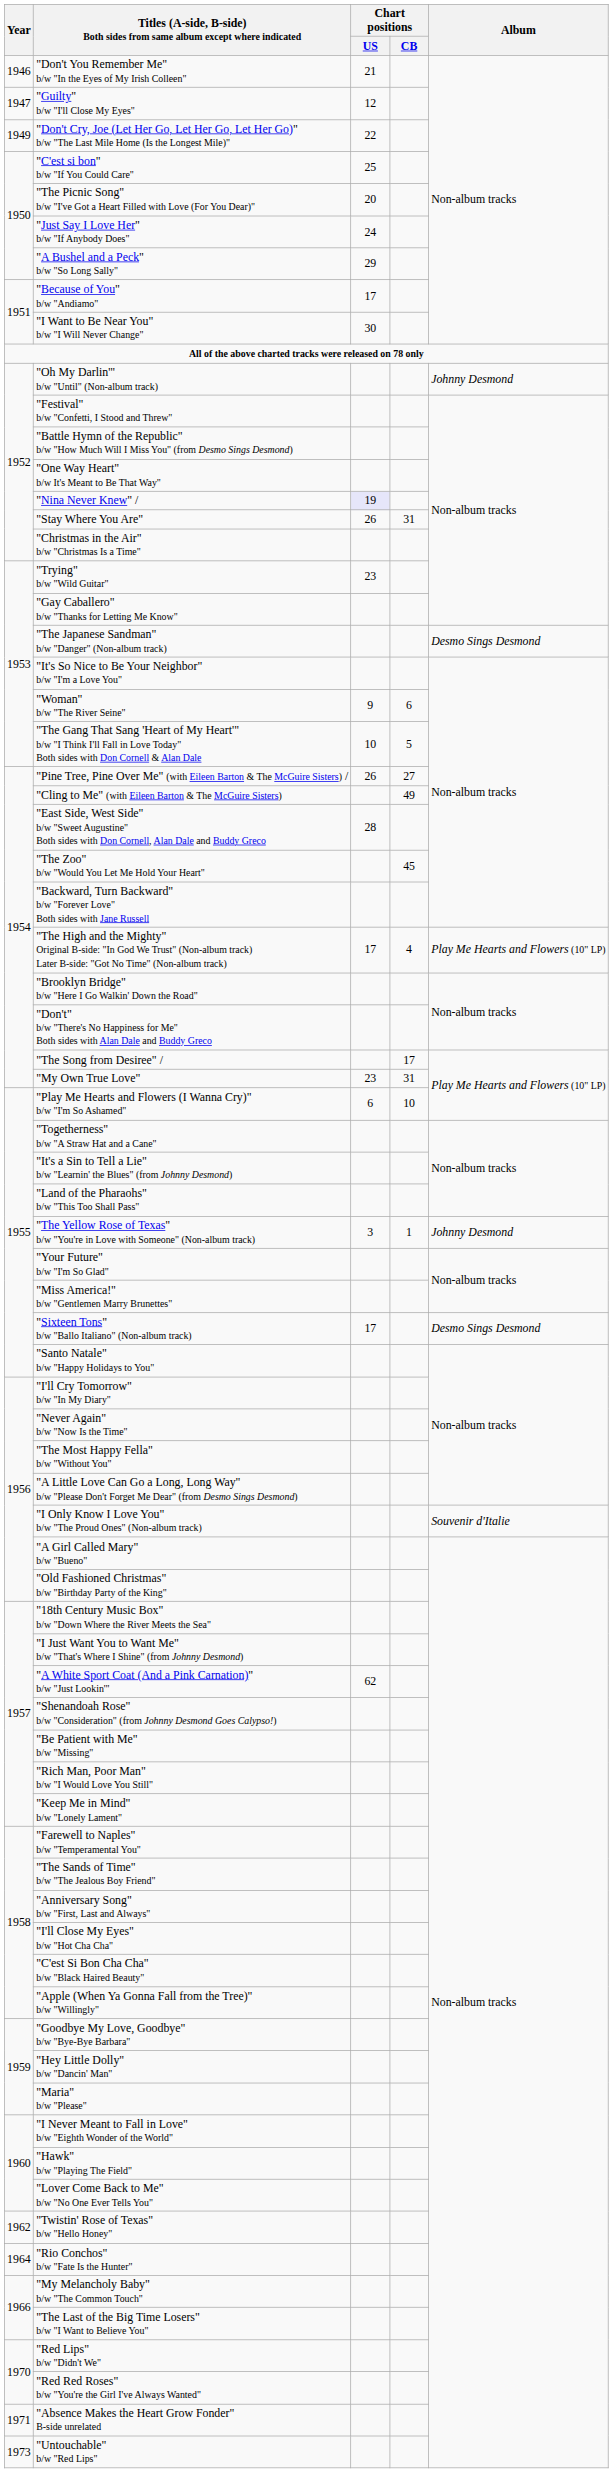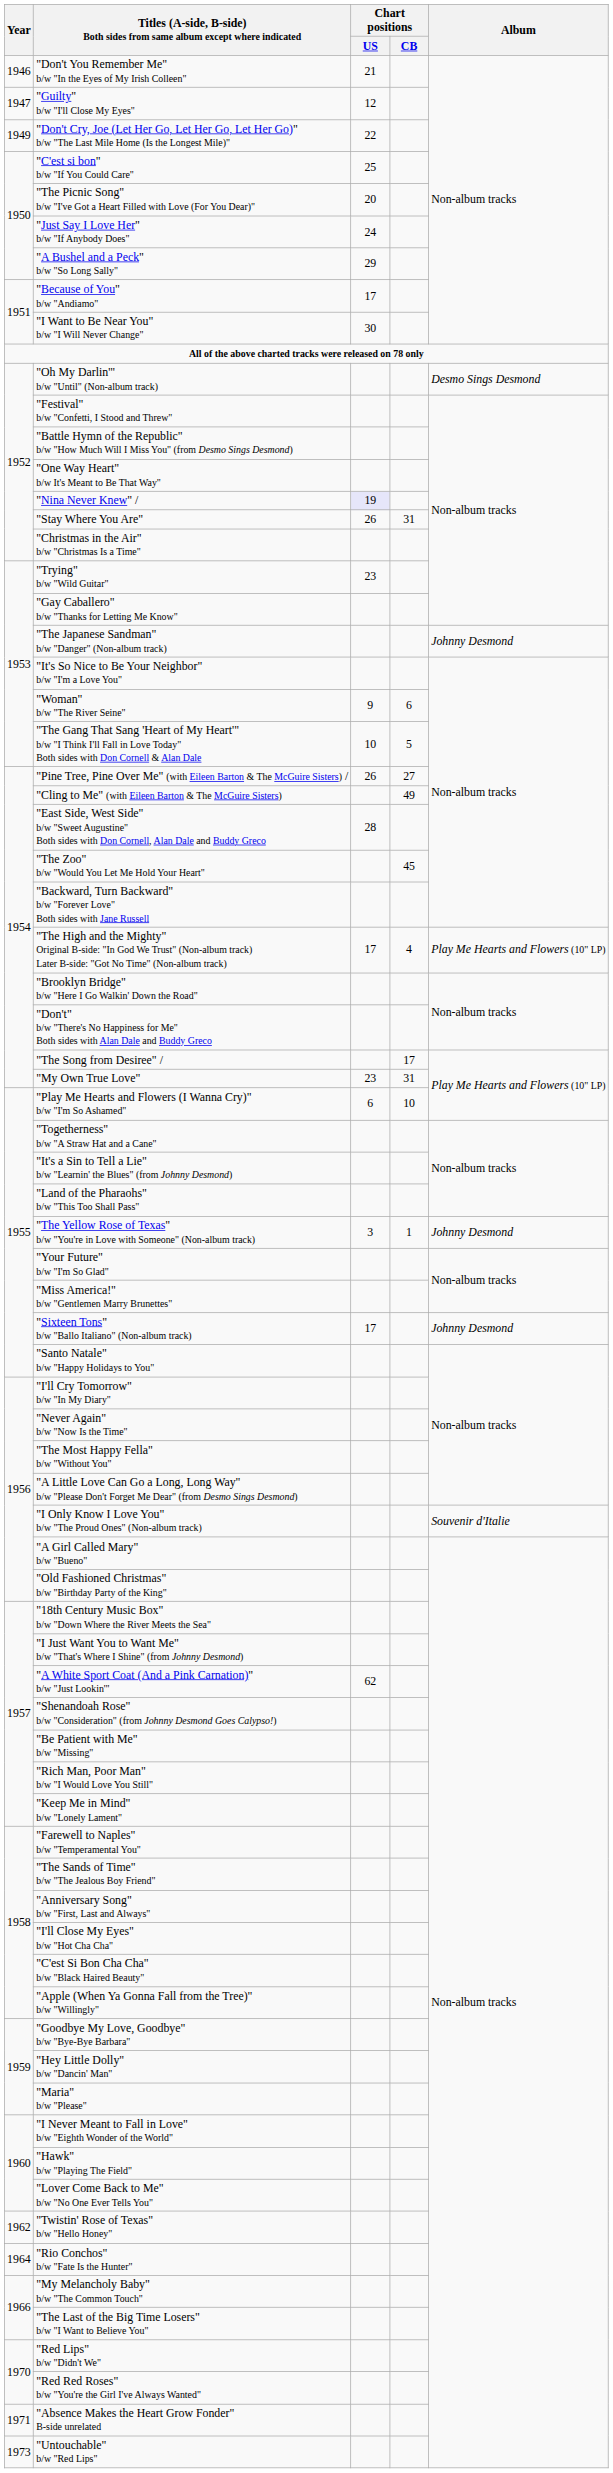(472, 379) Johnny Desmond -> (486, 379) Desmo Sings Desmond
(486, 641) Desmo Sings Desmond -> (472, 641) Johnny Desmond
(486, 1328) Desmo Sings Desmond -> (472, 1328) Johnny Desmond
